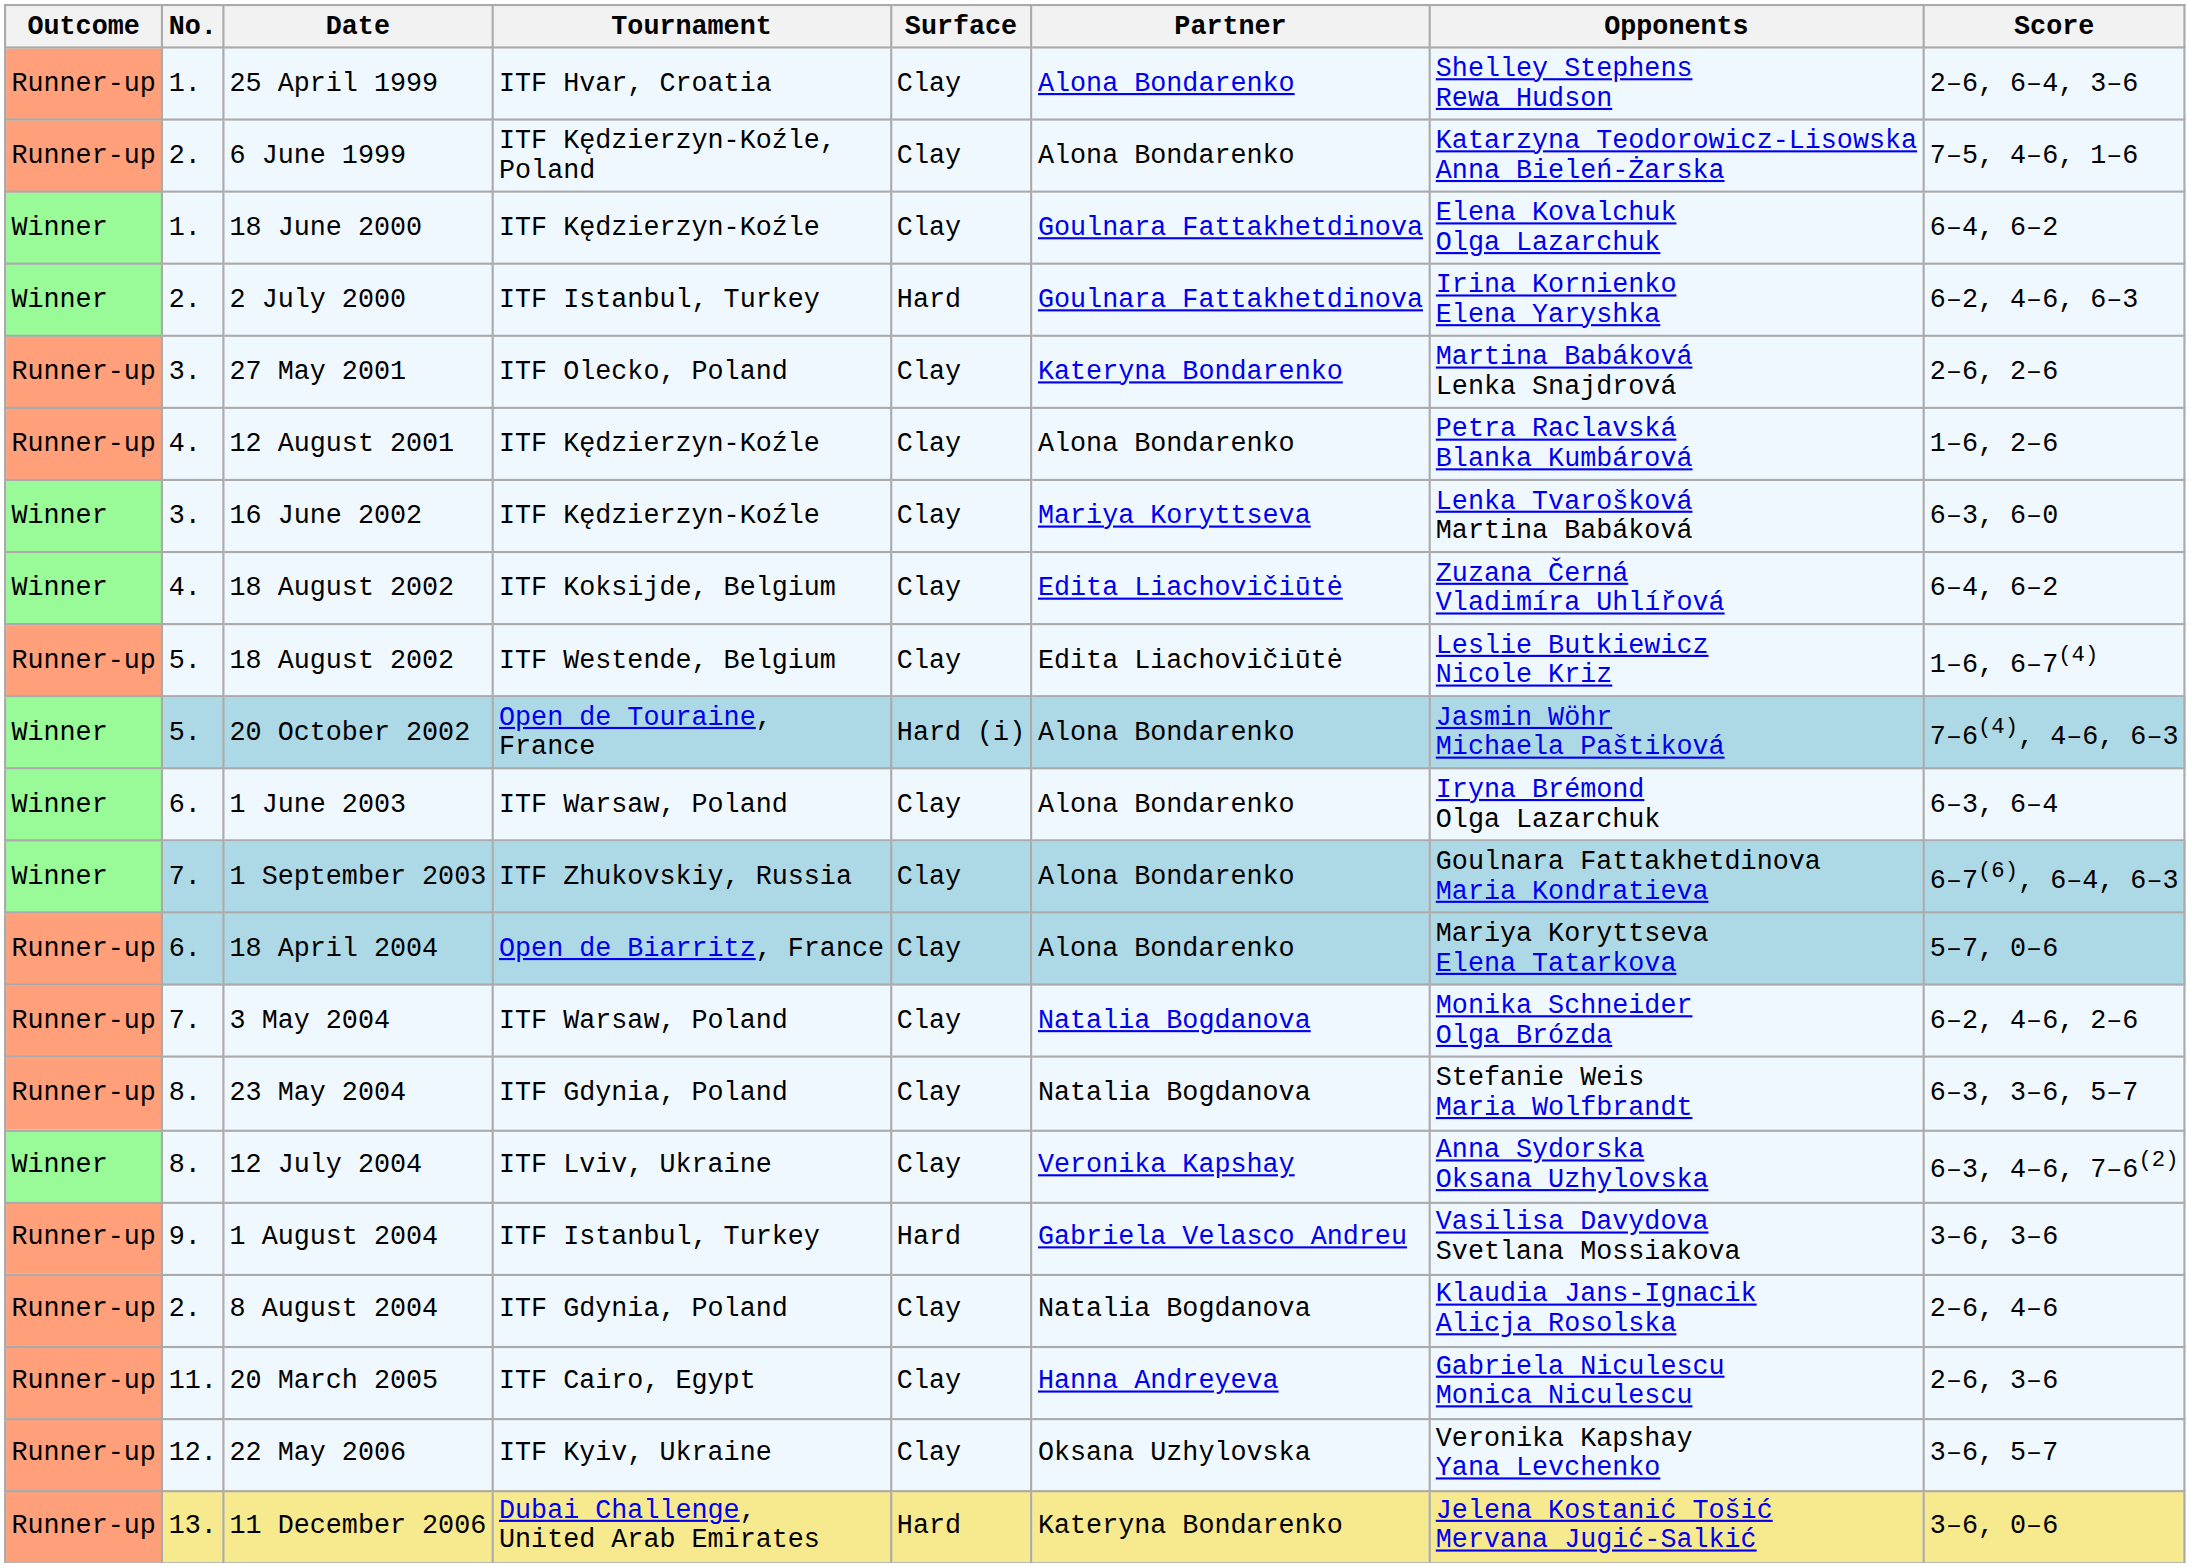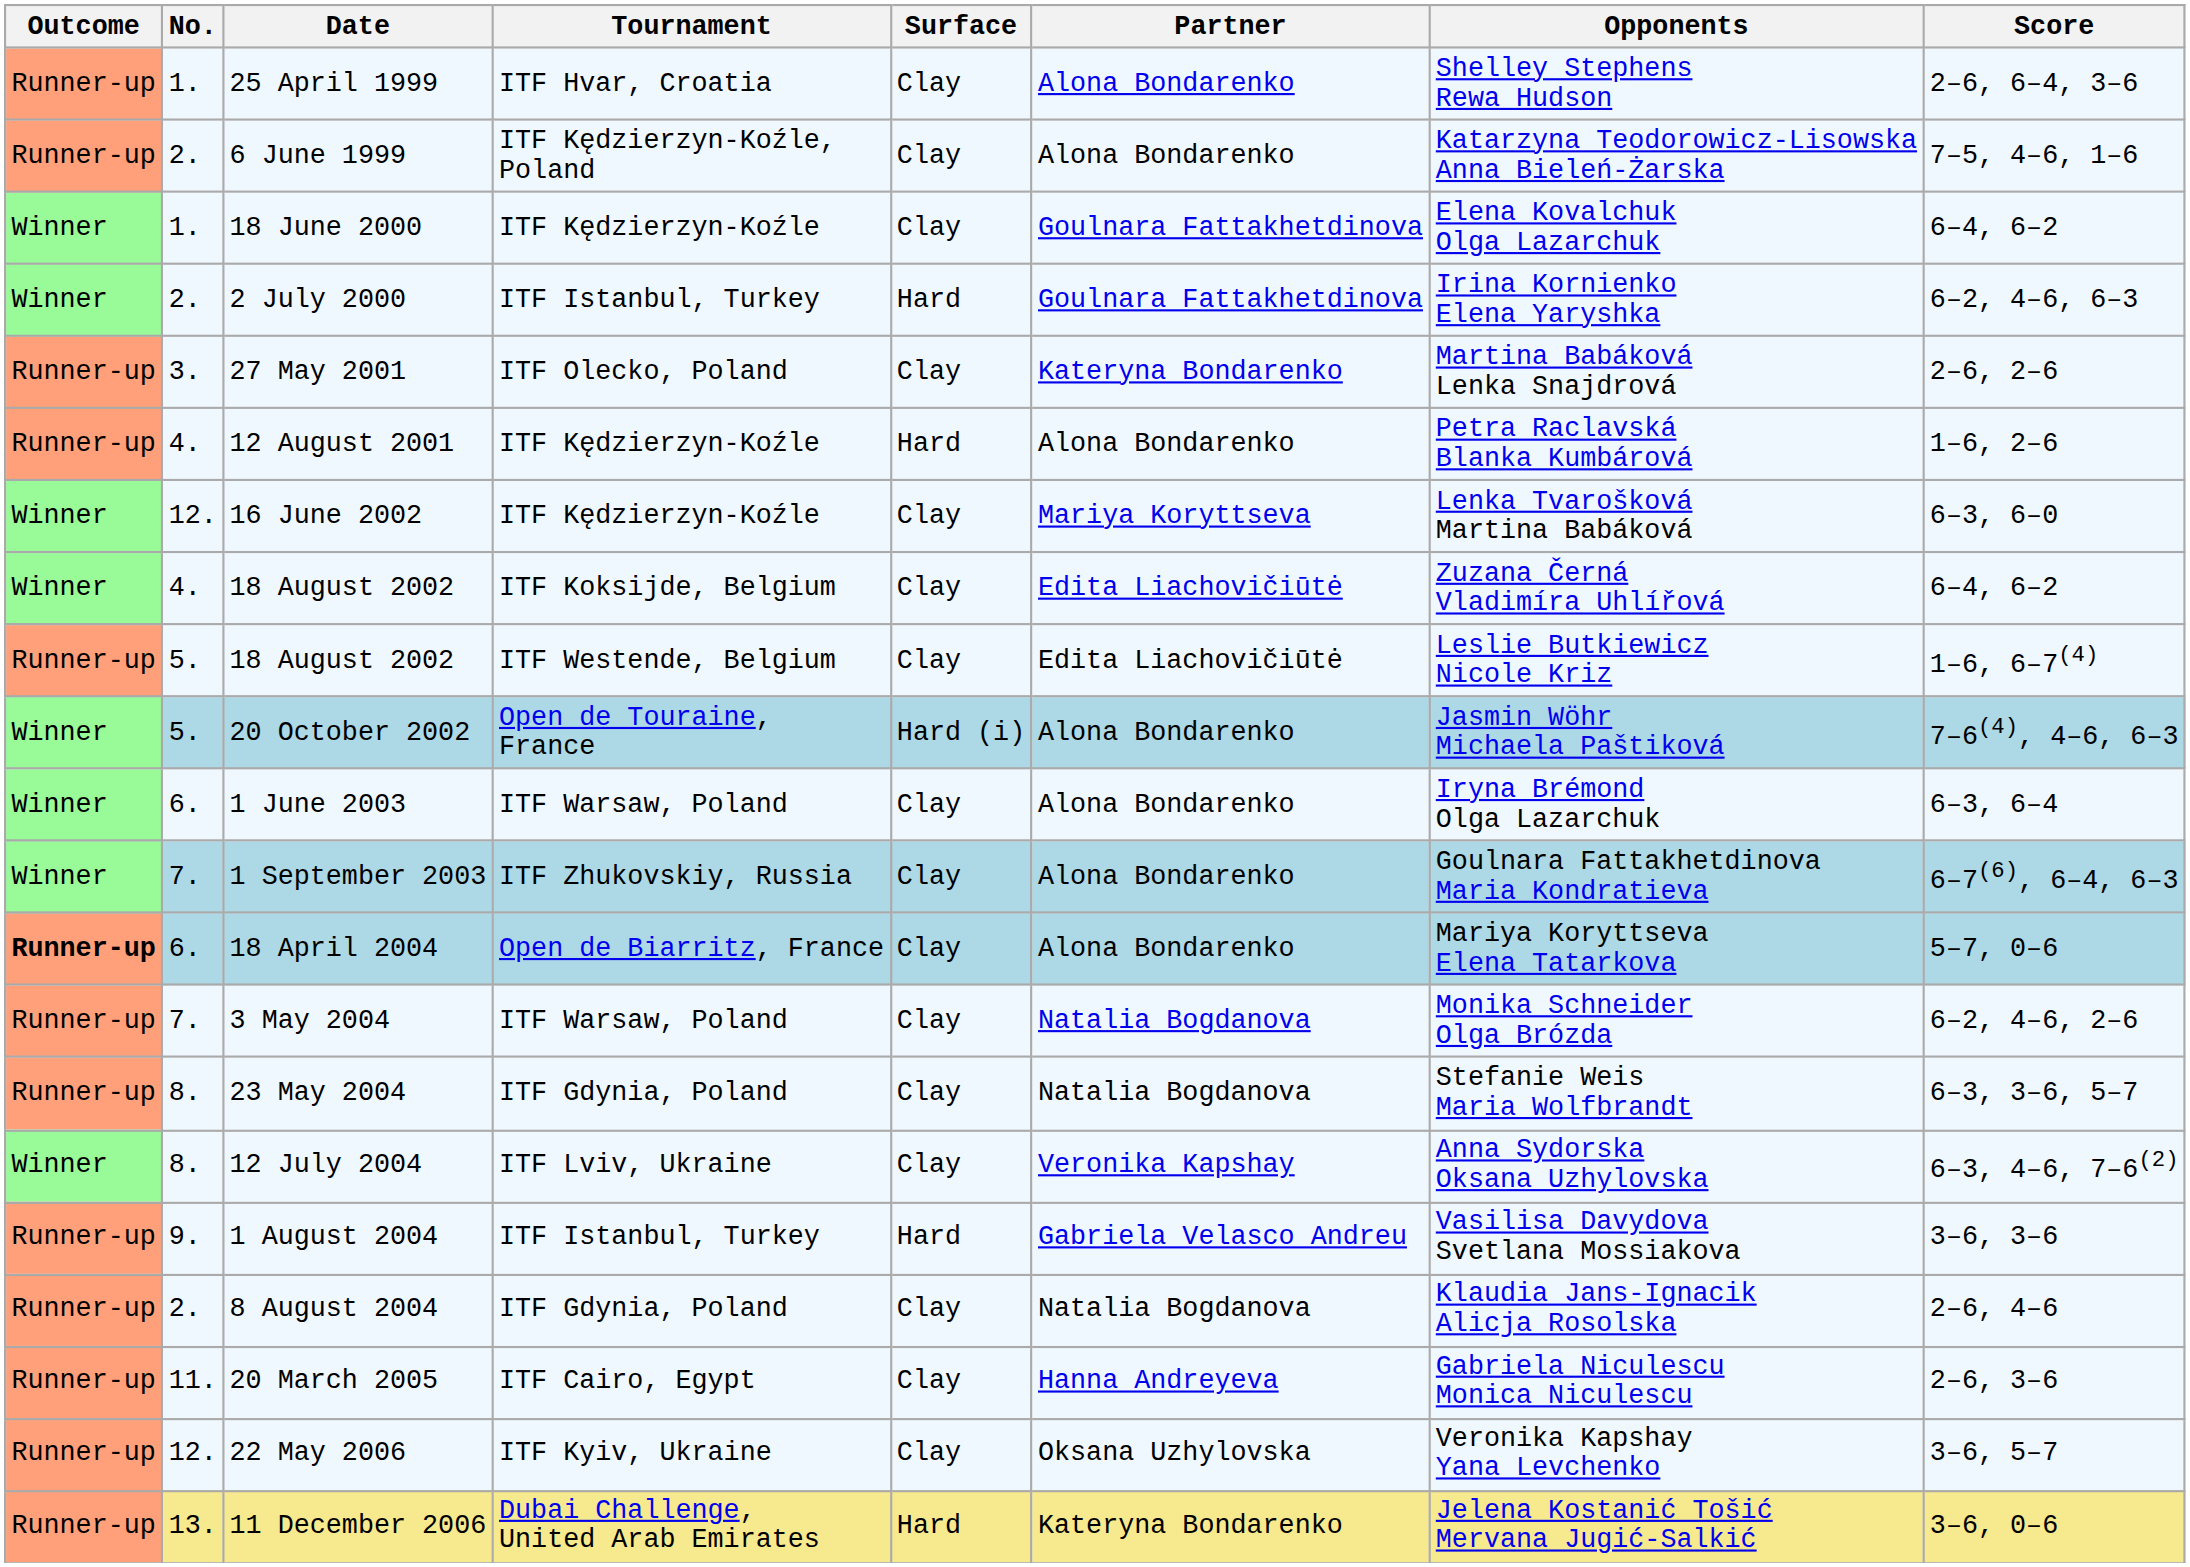(929, 444) Clay -> (929, 444) Hard
(185, 516) 3. -> (193, 516) 12.
(84, 949) normal -> (84, 949) bold
